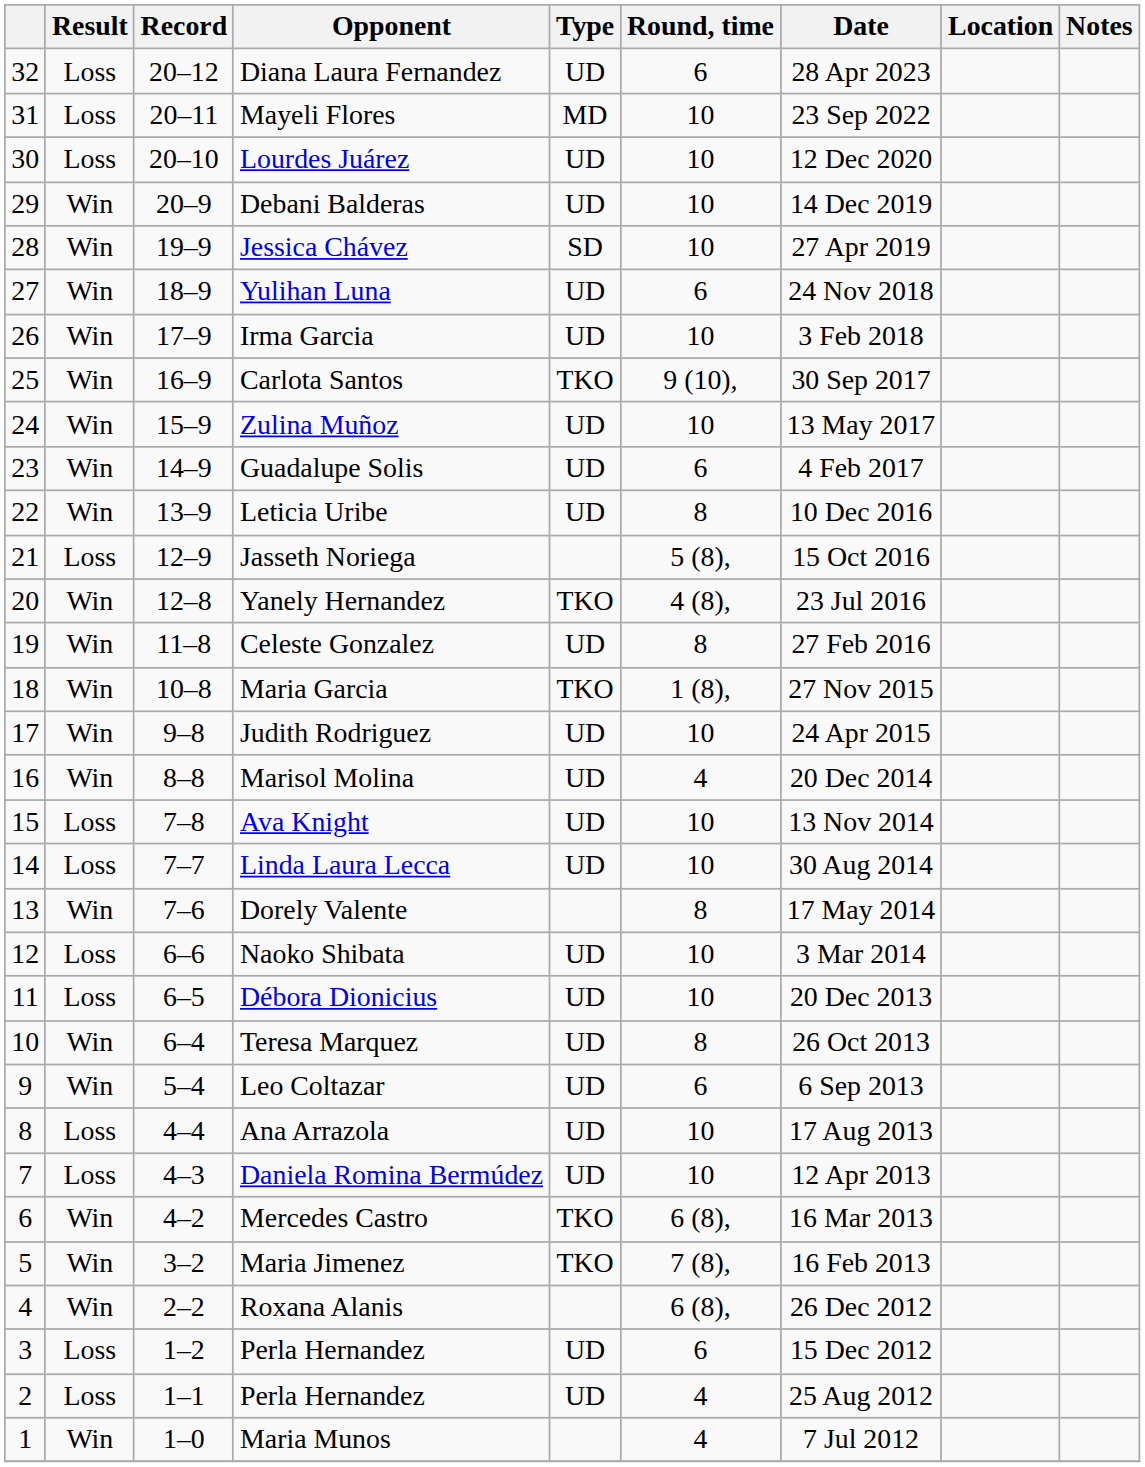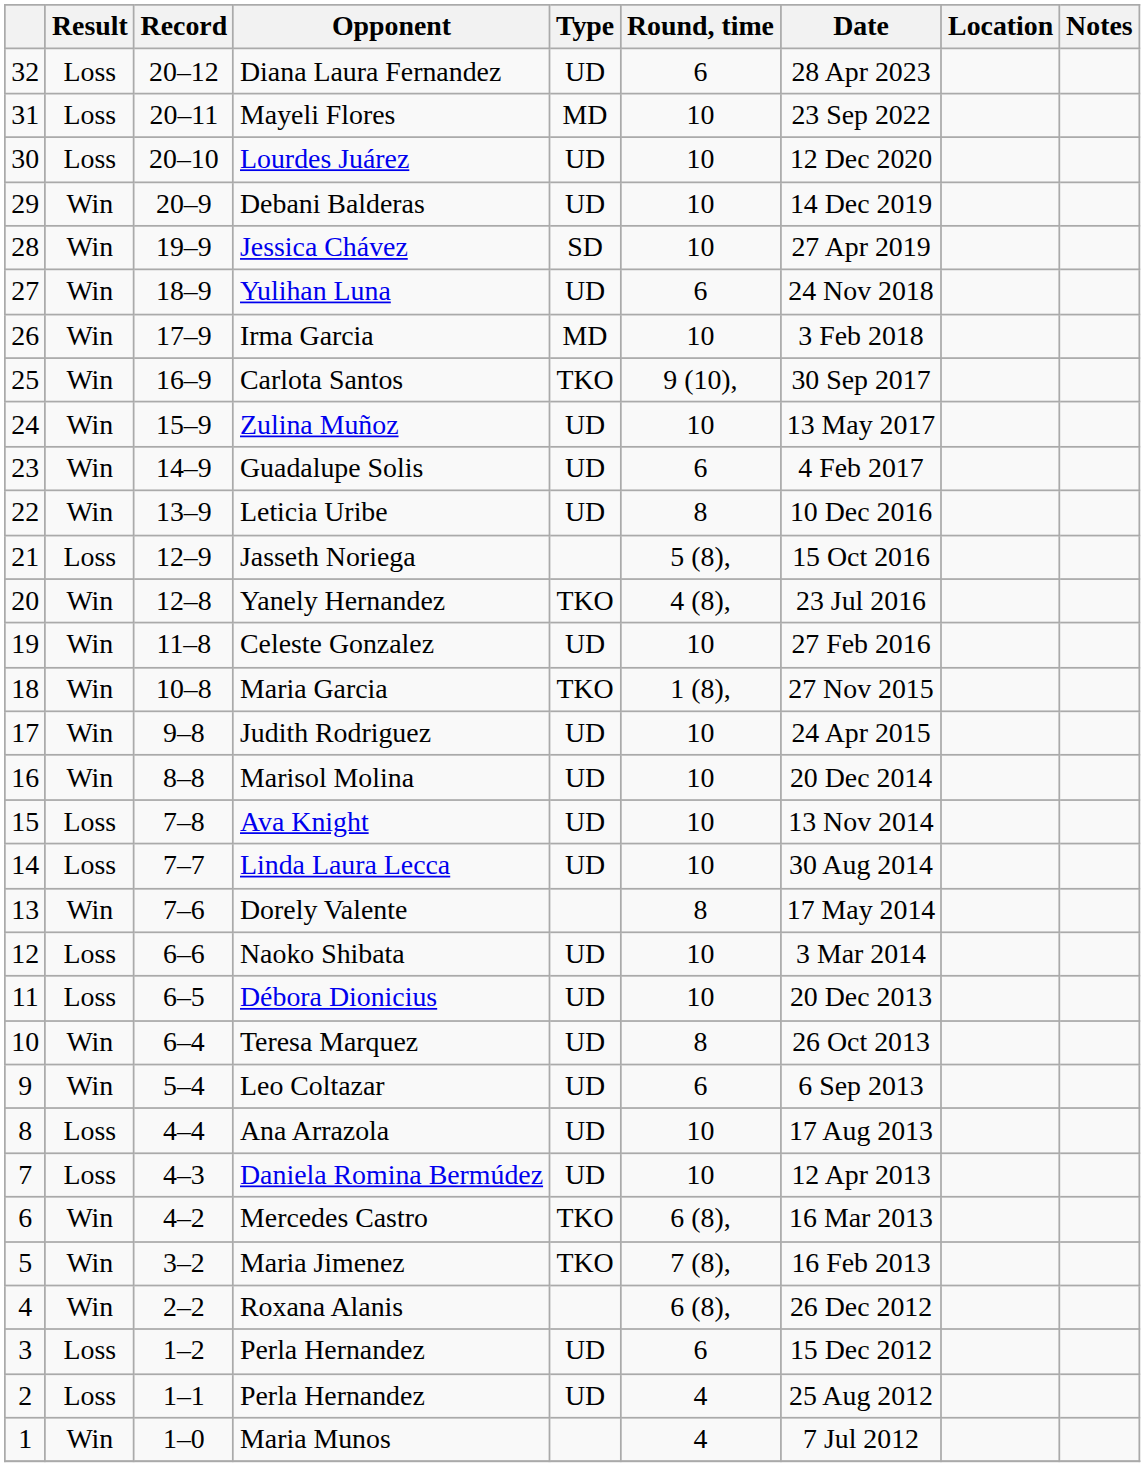(585, 335) UD -> (585, 335) MD
(700, 644) 8 -> (700, 644) 10
(700, 777) 4 -> (700, 777) 10
